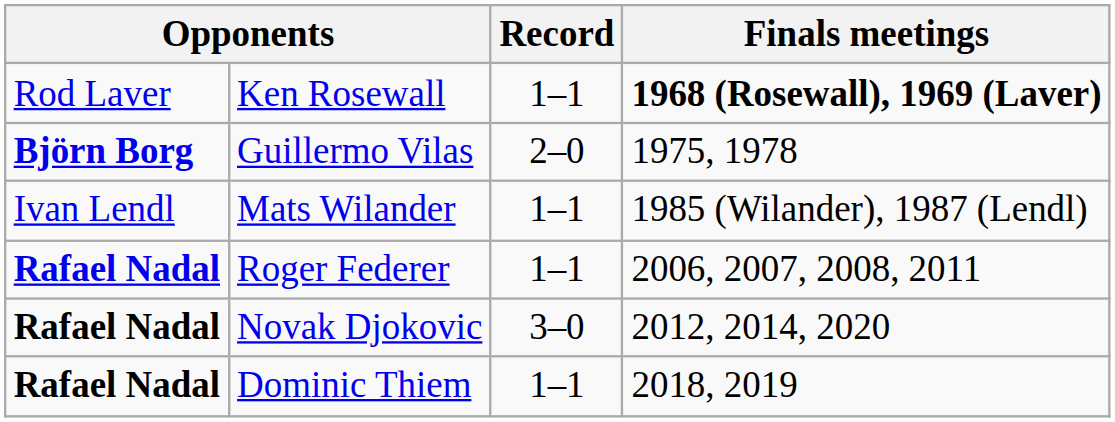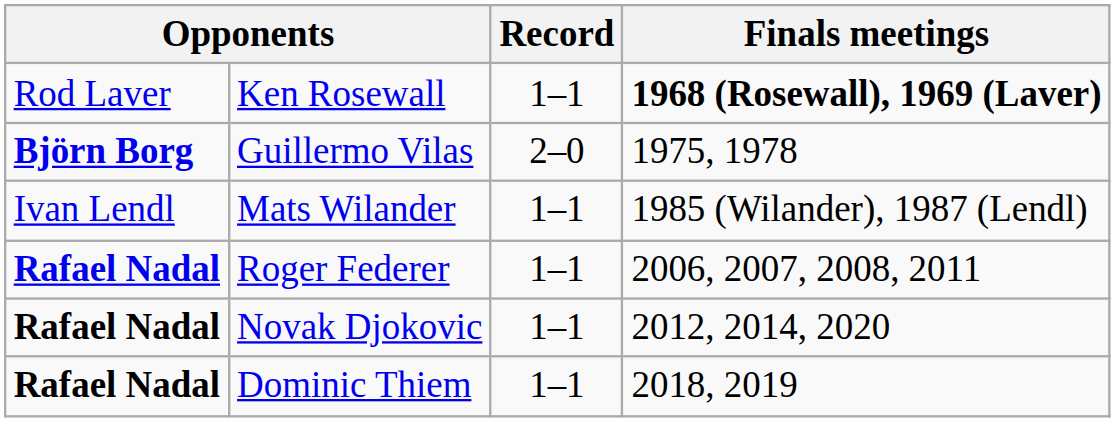(557, 326) 3–0 -> (557, 326) 1–1
